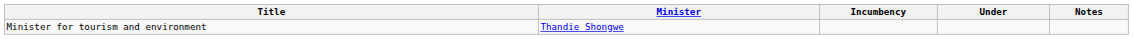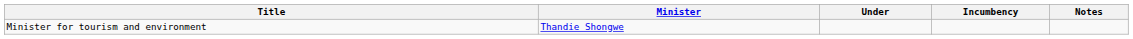columns swapped: (878, 12) <-> (993, 12)
